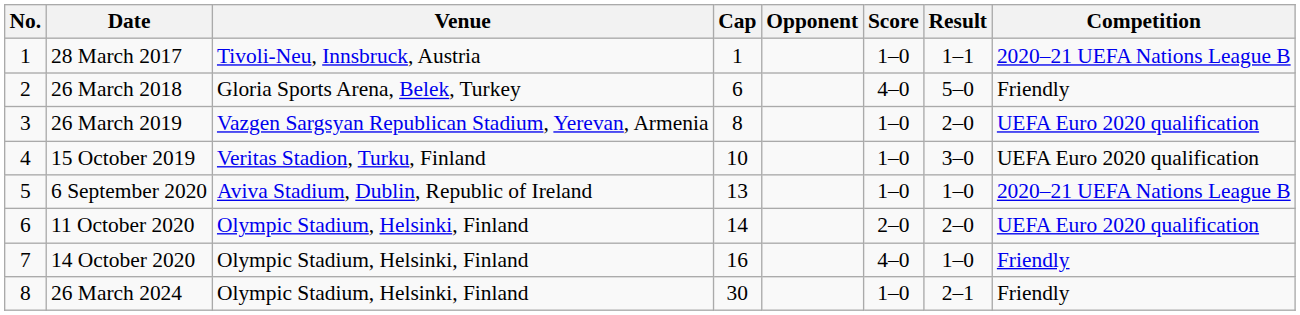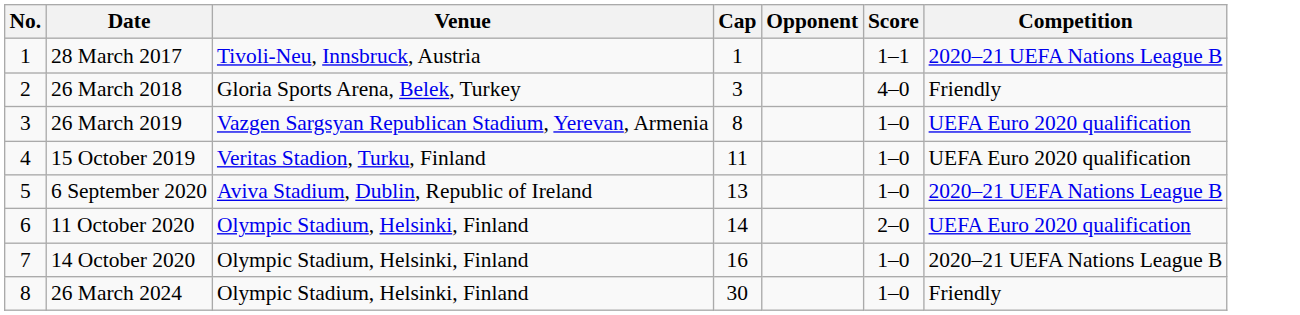- column: (958, 21)
(893, 55) 1–0 -> (893, 55) 1–1
(737, 89) 6 -> (737, 89) 3
(737, 157) 10 -> (737, 157) 11
(893, 259) 4–0 -> (893, 259) 1–0
(1033, 259) Friendly -> (1076, 259) 2020–21 UEFA Nations League B
